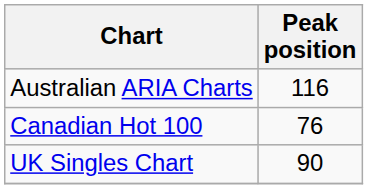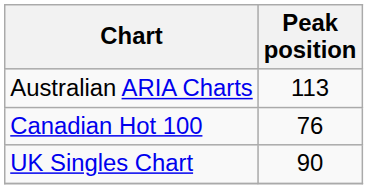(310, 88) 116 -> (310, 88) 113
